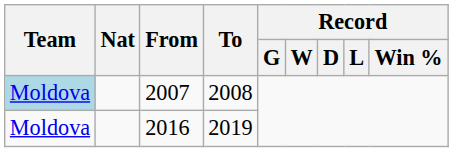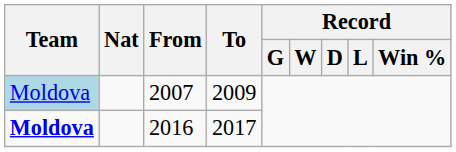(230, 92) 2008 -> (234, 92) 2009
(50, 127) normal -> (52, 127) bold
(230, 127) 2019 -> (234, 127) 2017
